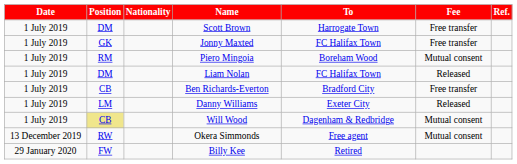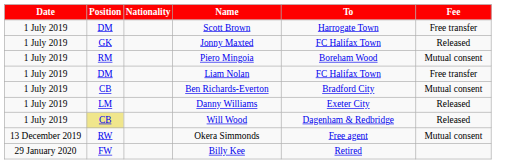- column: (502, 12)
(453, 43) Free transfer -> (453, 43) Released
(453, 74) Released -> (453, 74) Free transfer
(453, 89) Free transfer -> (453, 89) Mutual consent
(453, 120) Mutual consent -> (453, 120) Released
